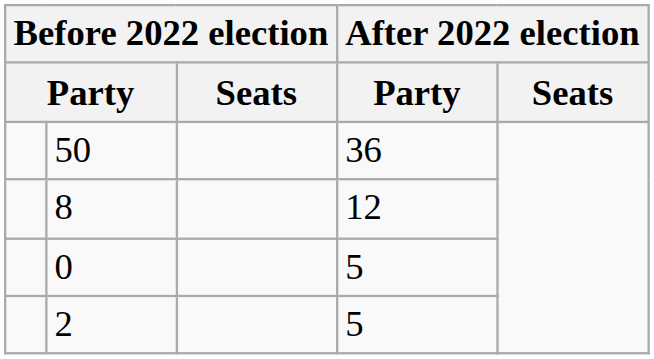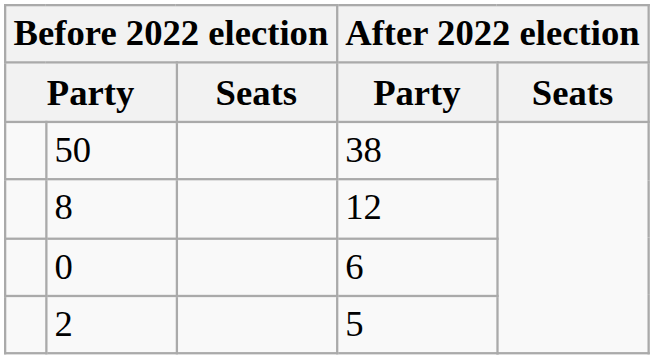(364, 149) 36 -> (364, 149) 38
(354, 265) 5 -> (354, 265) 6
